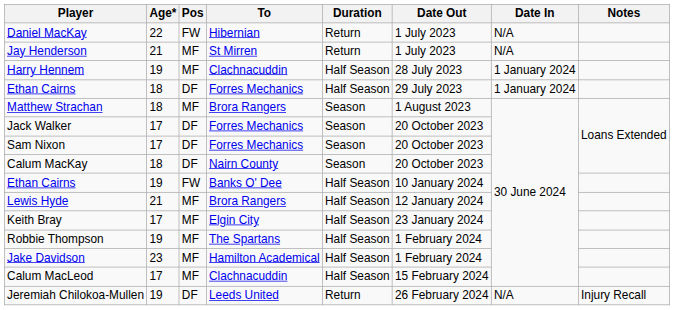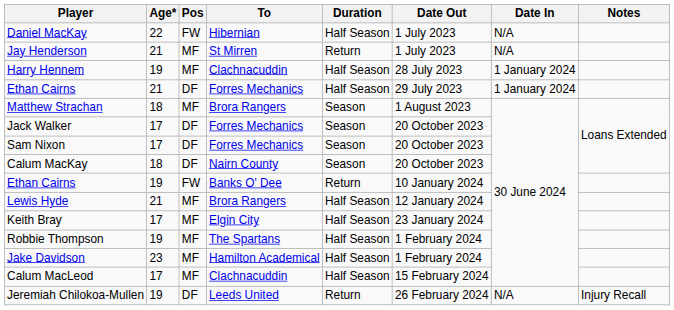(343, 32) Return -> (357, 32) Half Season
(156, 88) 18 -> (156, 88) 21
(357, 182) Half Season -> (343, 182) Return
